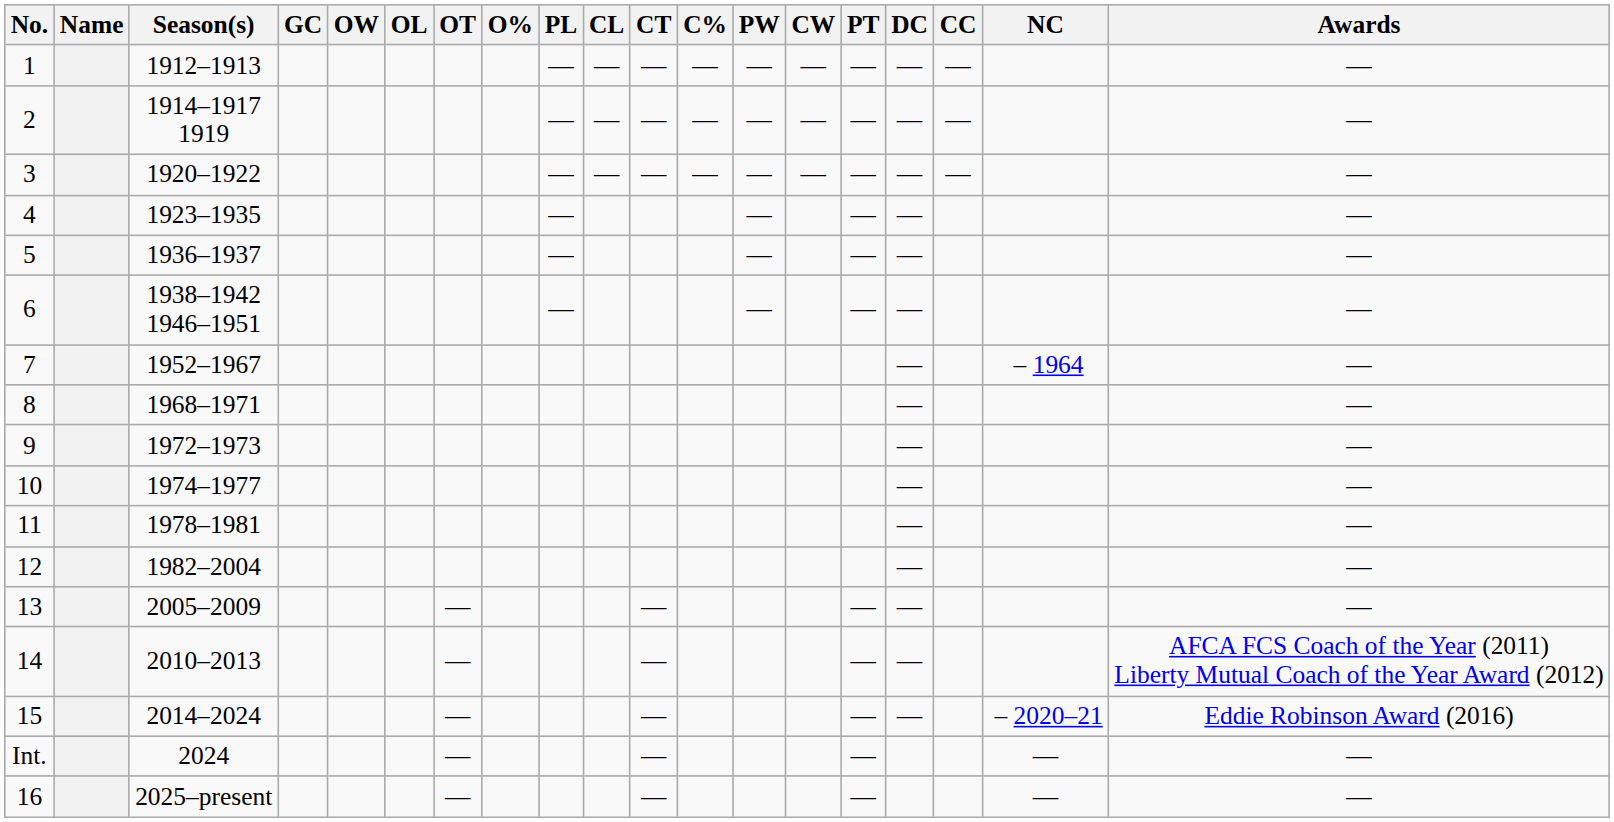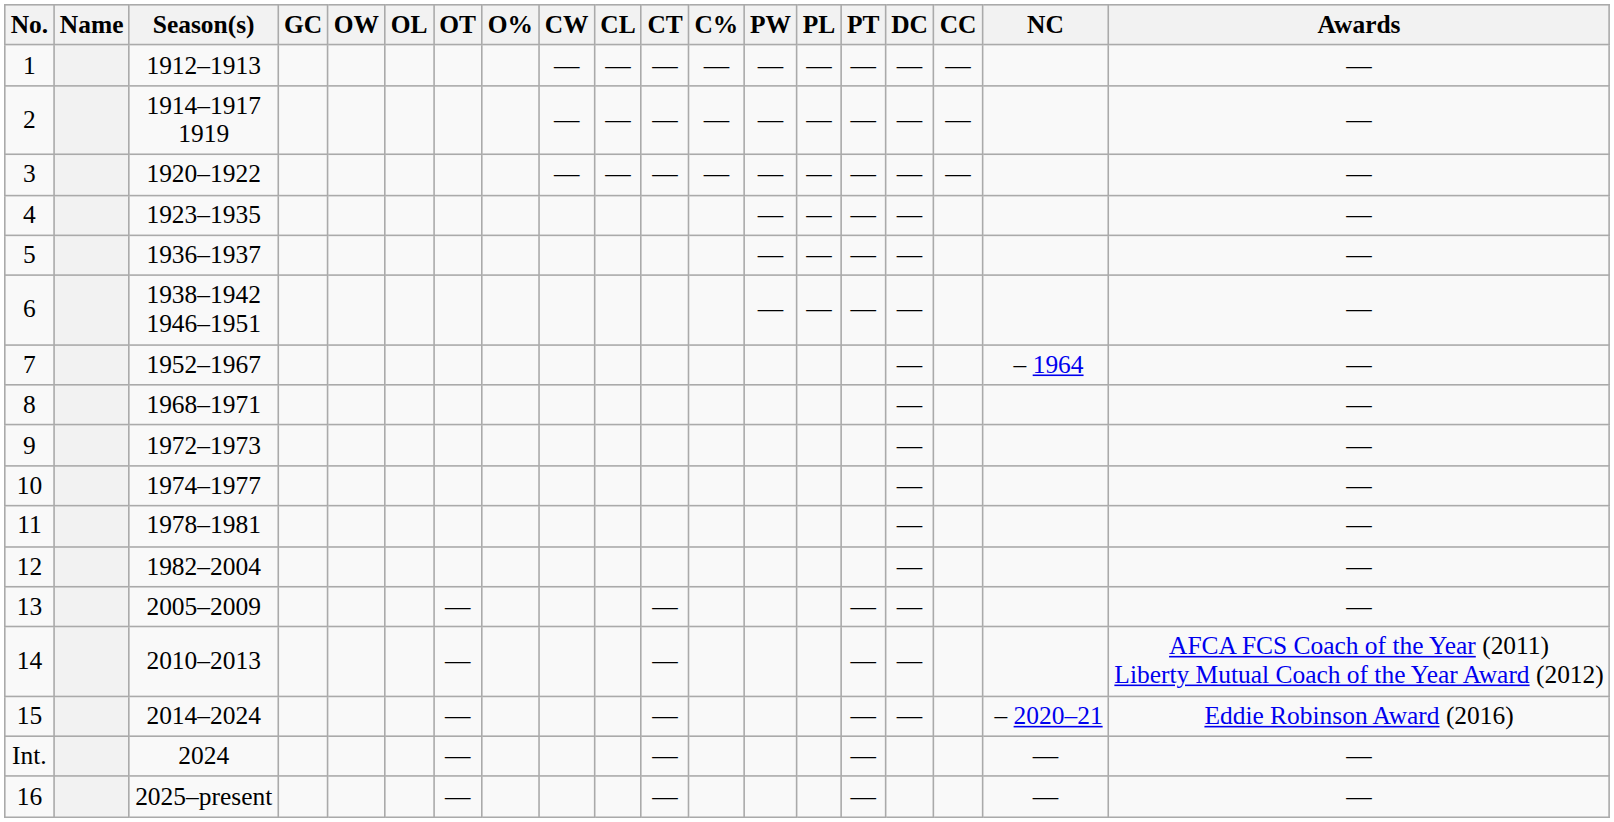columns swapped: (813, 24) <-> (561, 24)
